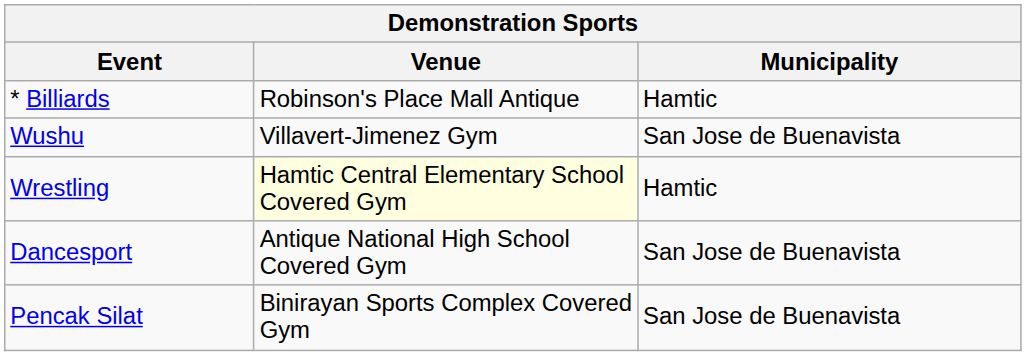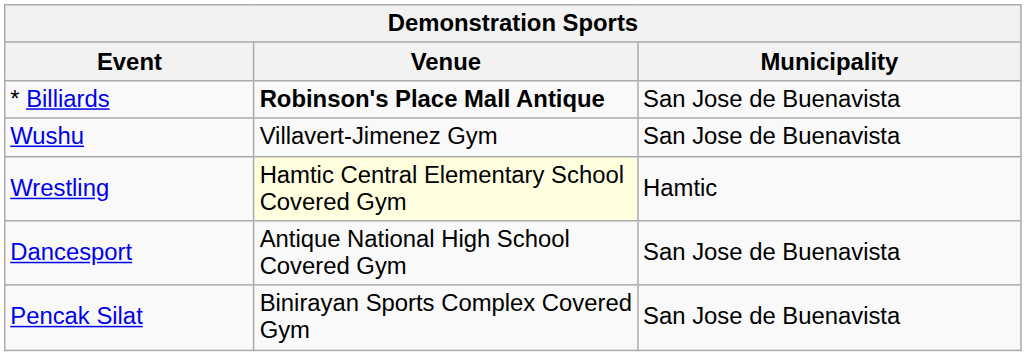(420, 99) normal -> (432, 99) bold
(680, 99) Hamtic -> (772, 99) San Jose de Buenavista
